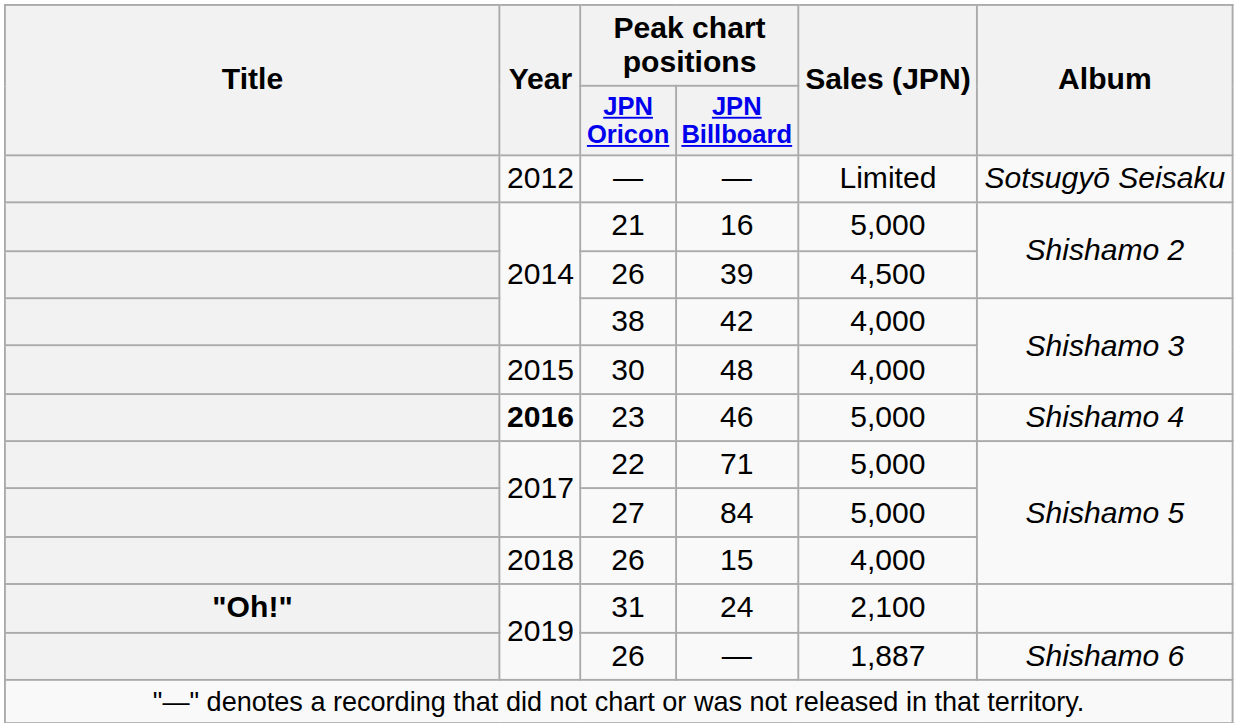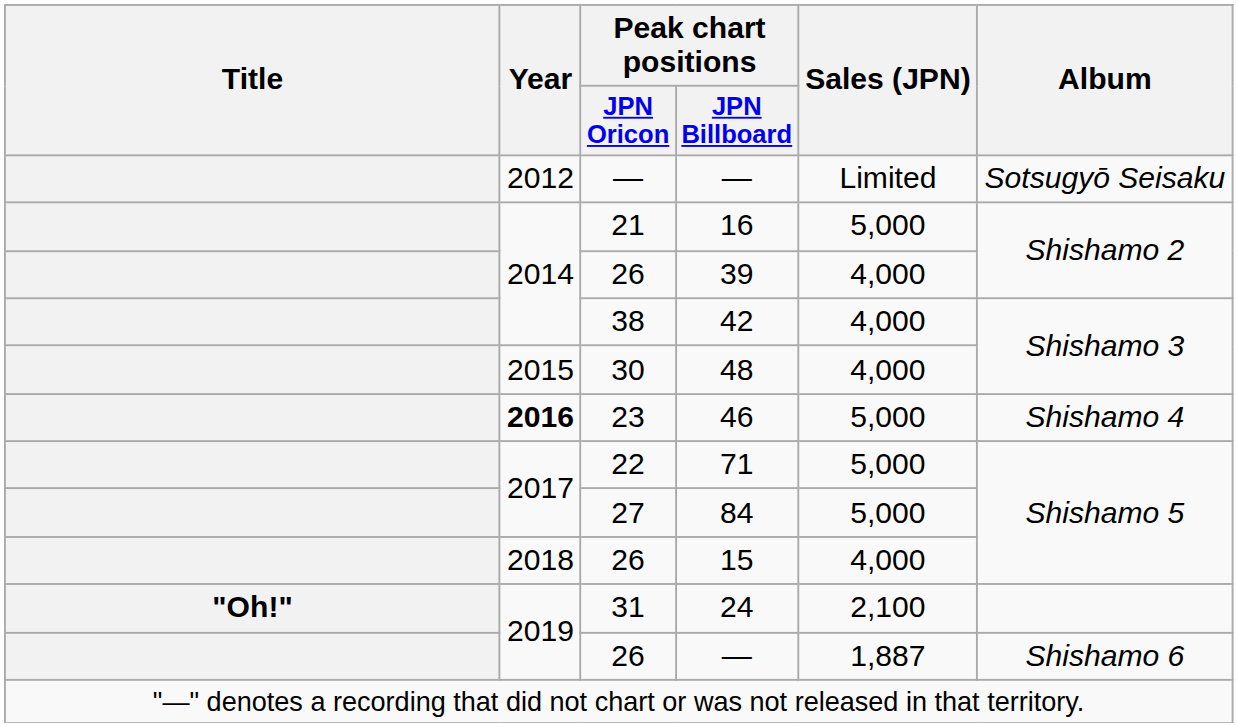(888, 273) 4,500 -> (888, 273) 4,000
